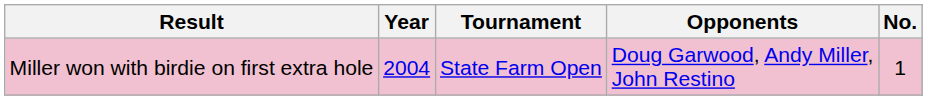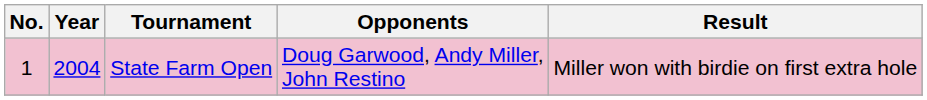columns swapped: (900, 22) <-> (191, 22)
